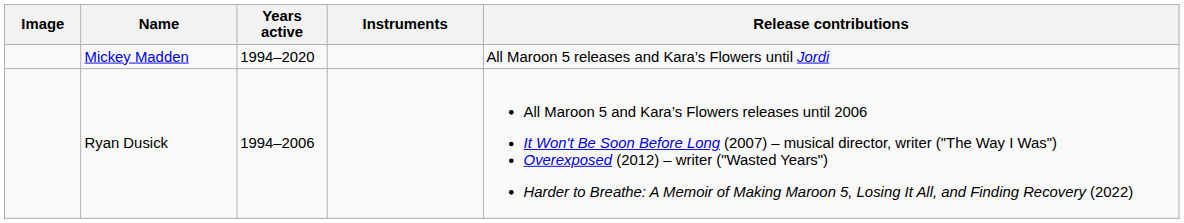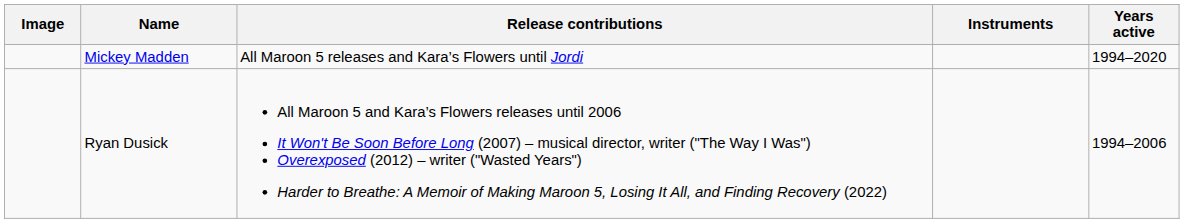columns swapped: (282, 24) <-> (831, 24)
